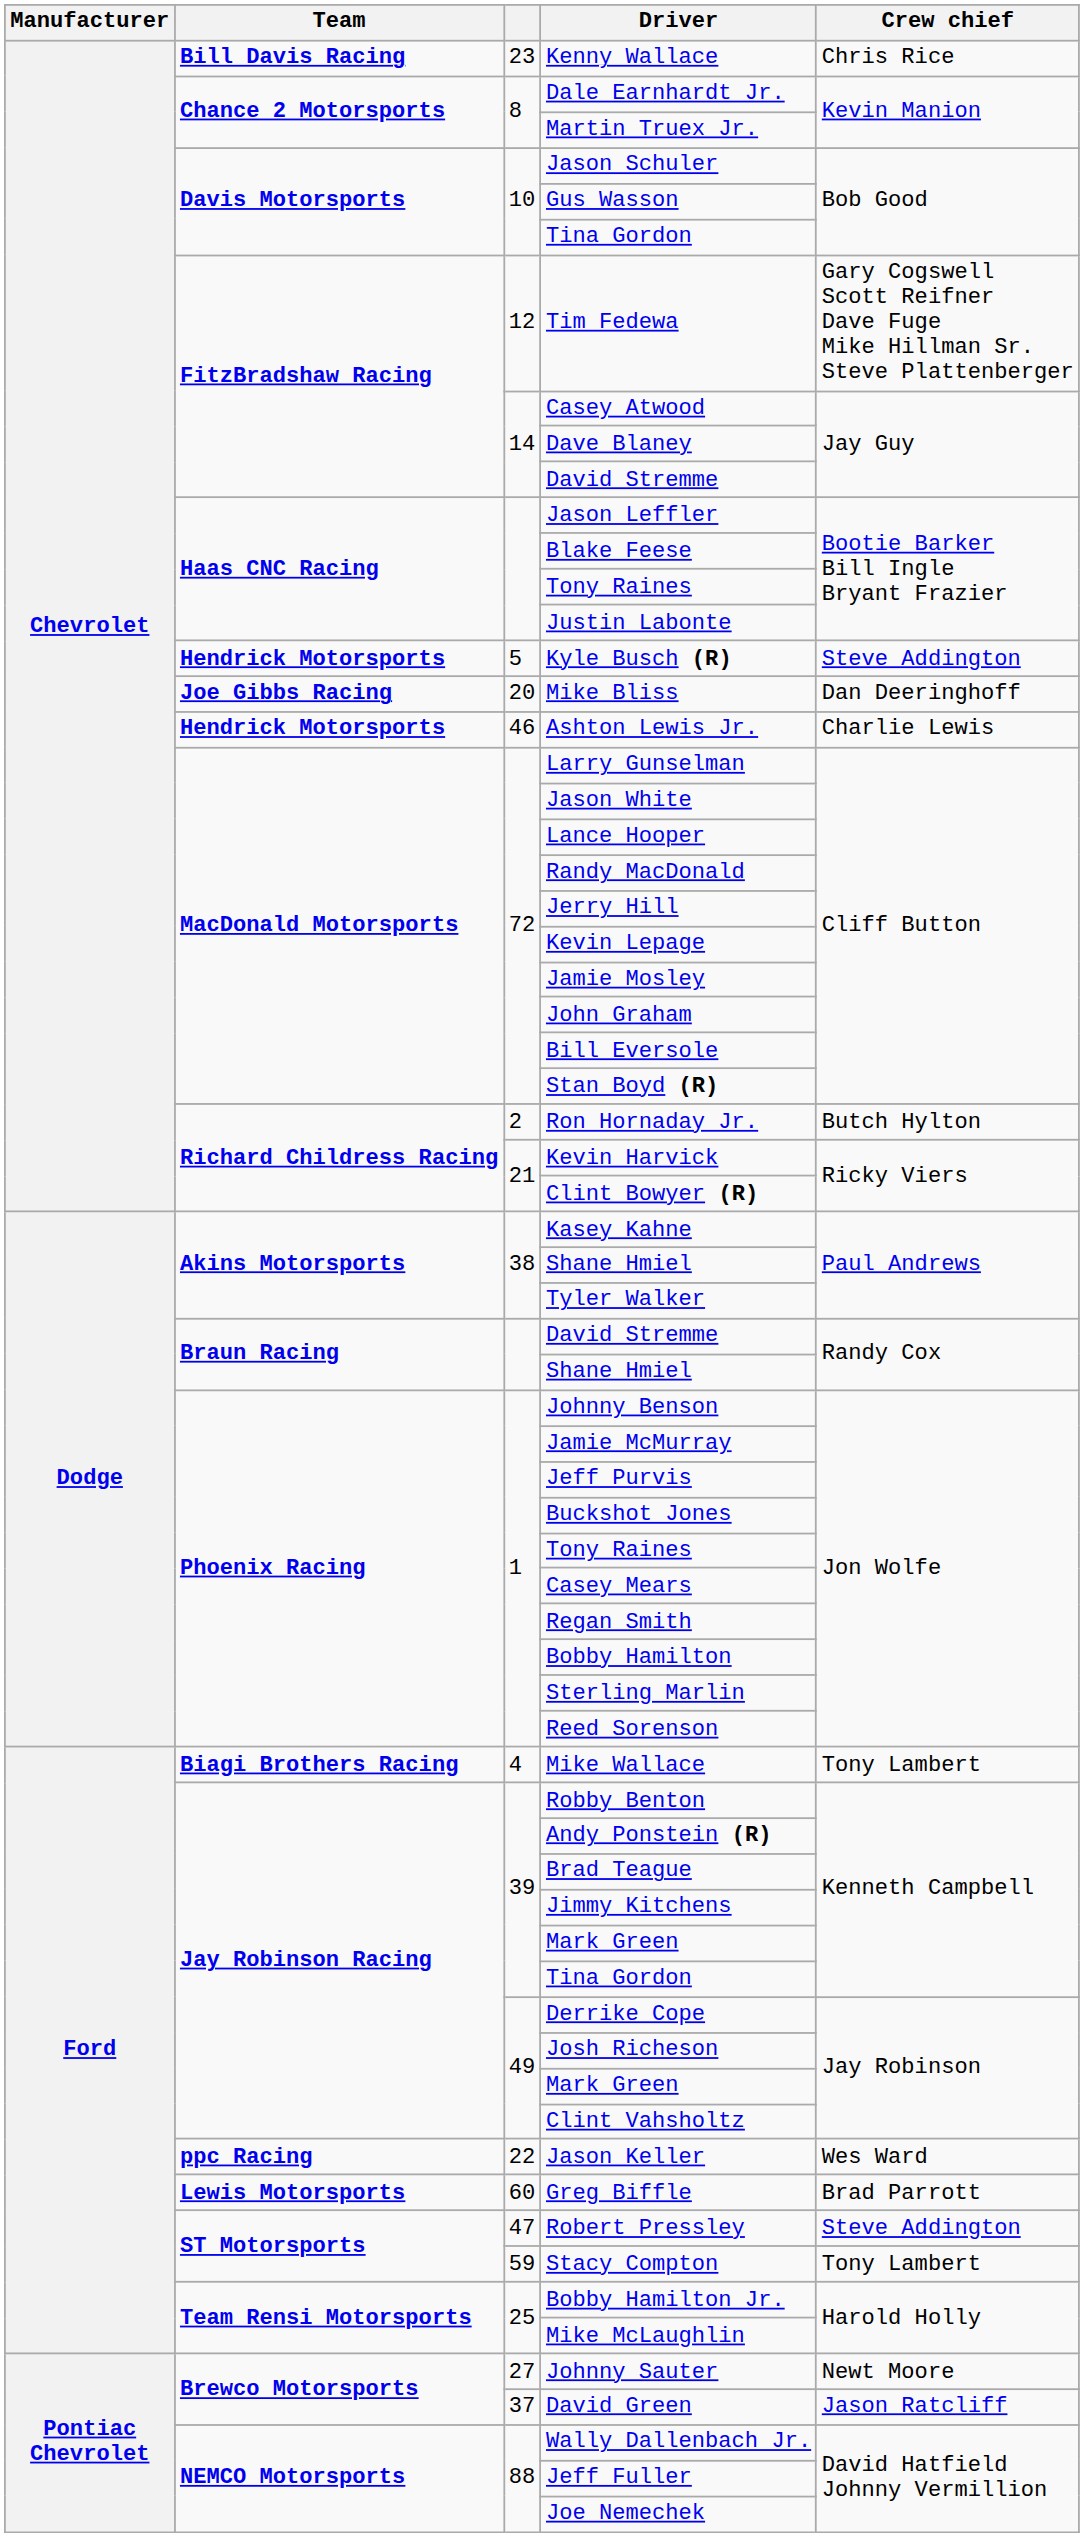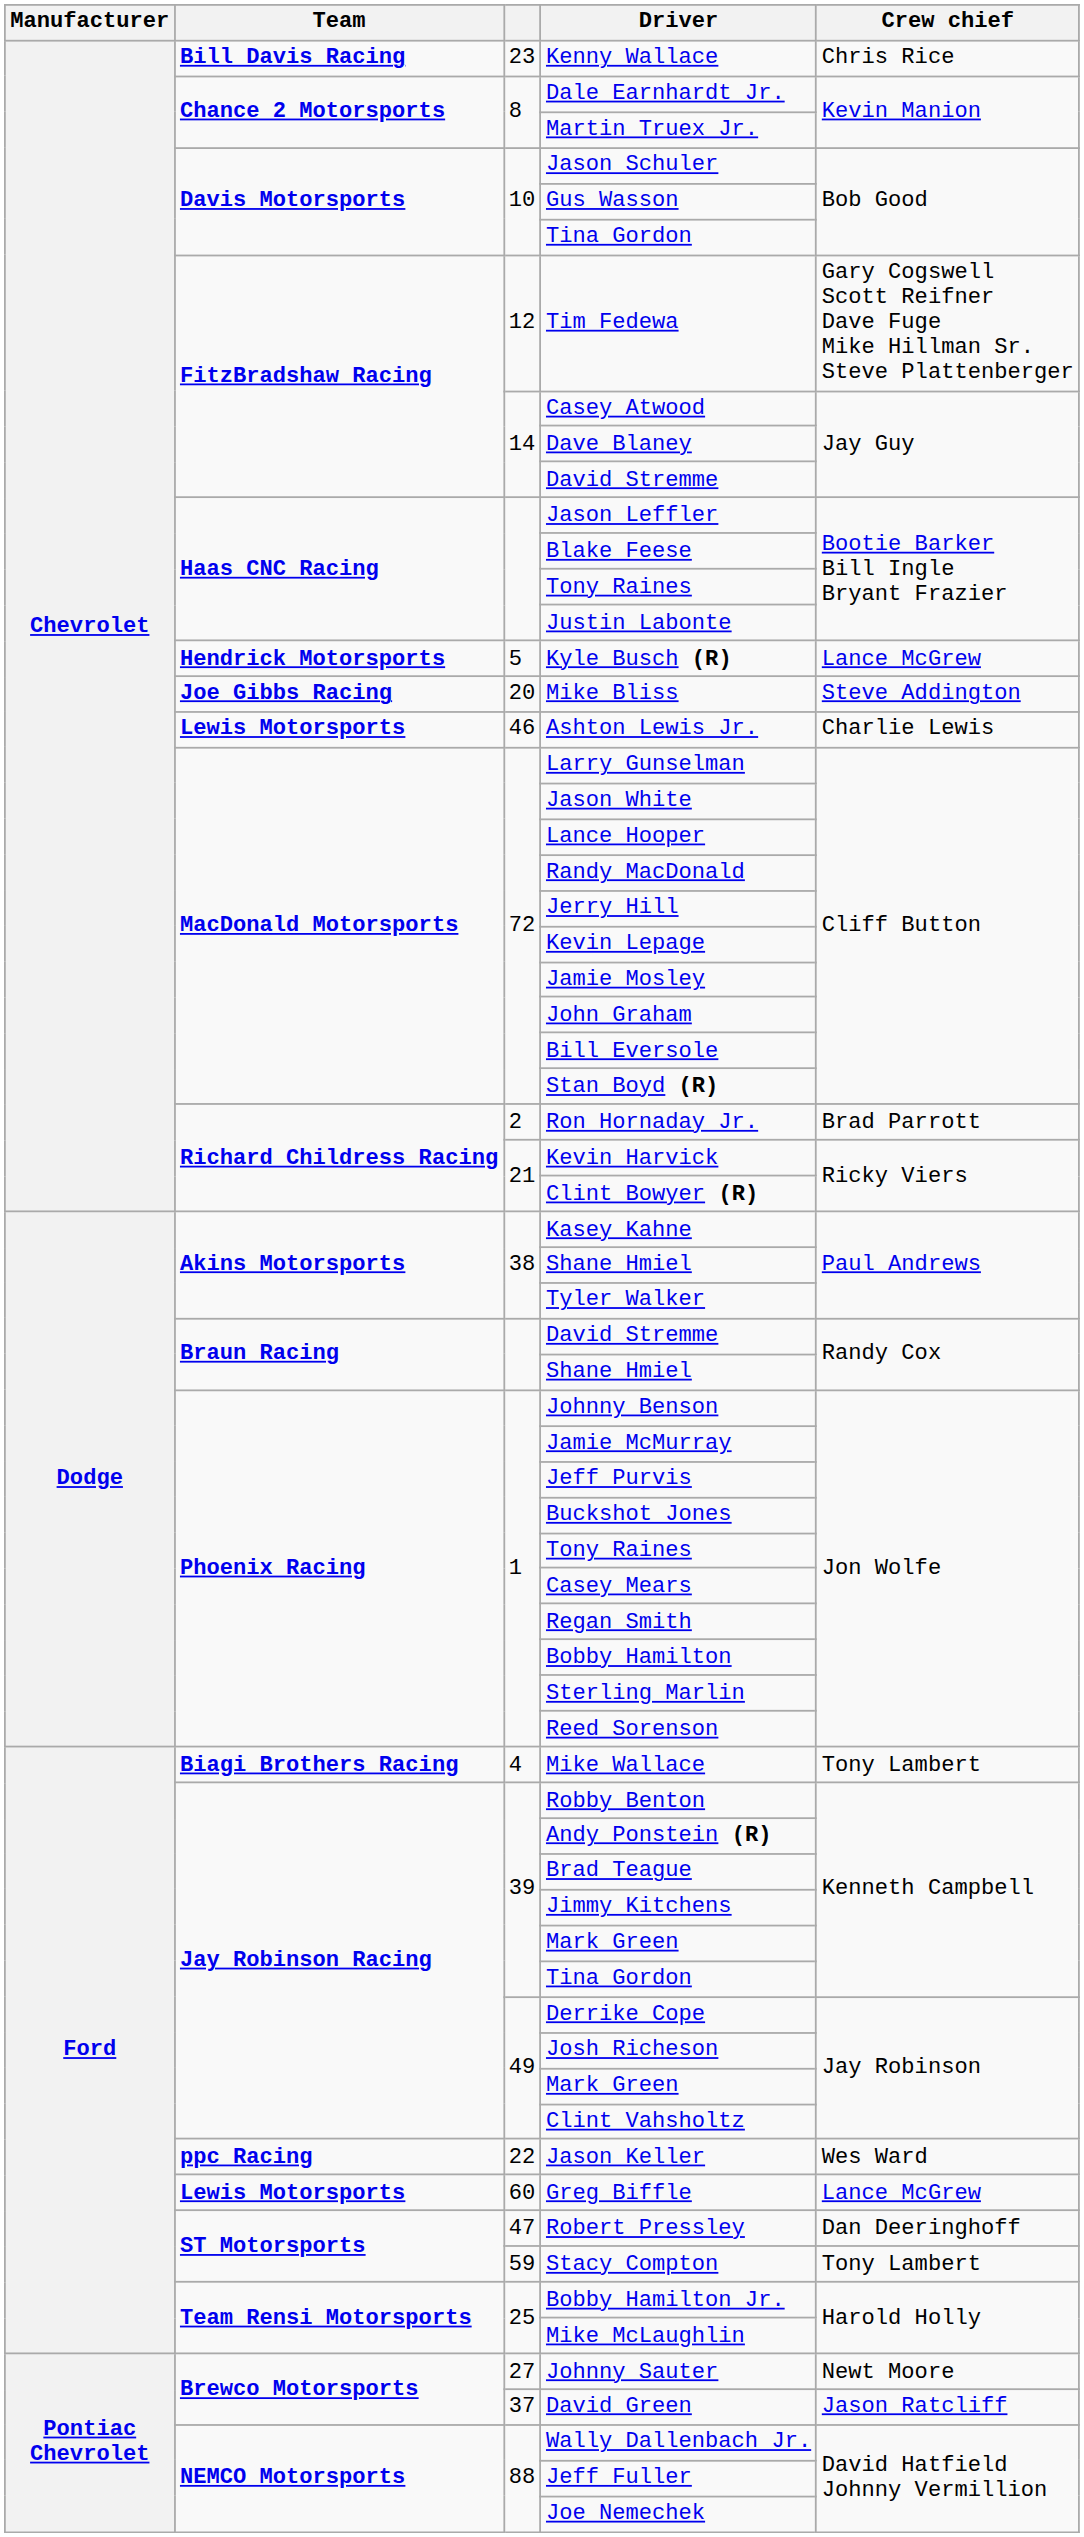(921, 659) Steve Addington -> (901, 659) Lance McGrew
(921, 694) Dan Deeringhoff -> (921, 694) Steve Addington
(313, 730) Hendrick Motorsports -> (293, 730) Lewis Motorsports
(901, 1123) Butch Hylton -> (901, 1123) Brad Parrott
(901, 2193) Brad Parrott -> (901, 2193) Lance McGrew
(921, 2229) Steve Addington -> (921, 2229) Dan Deeringhoff
